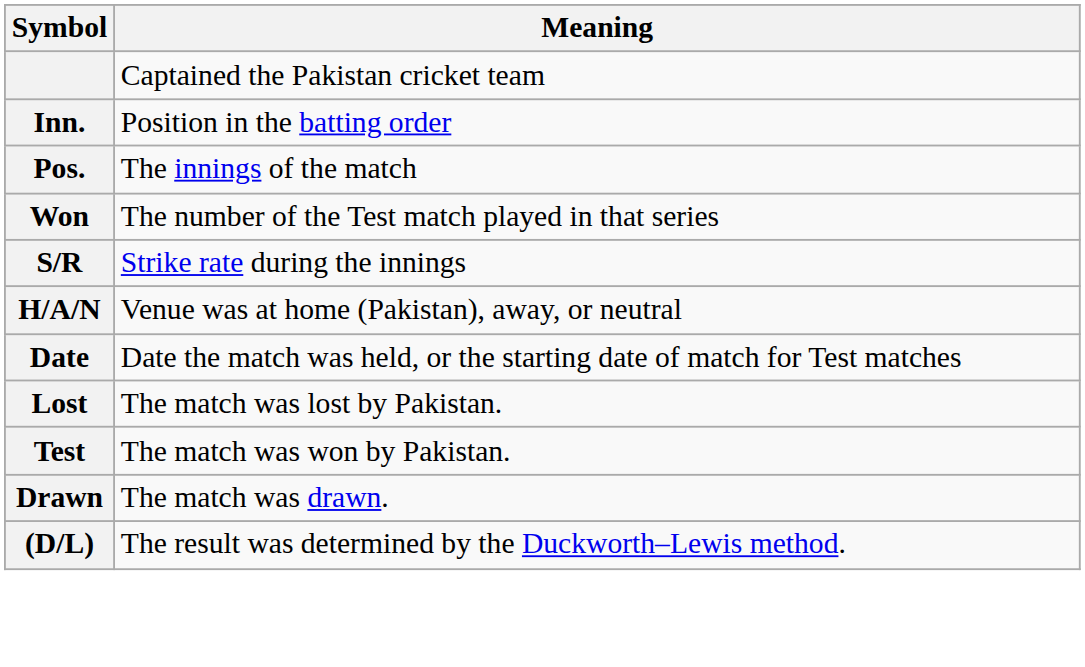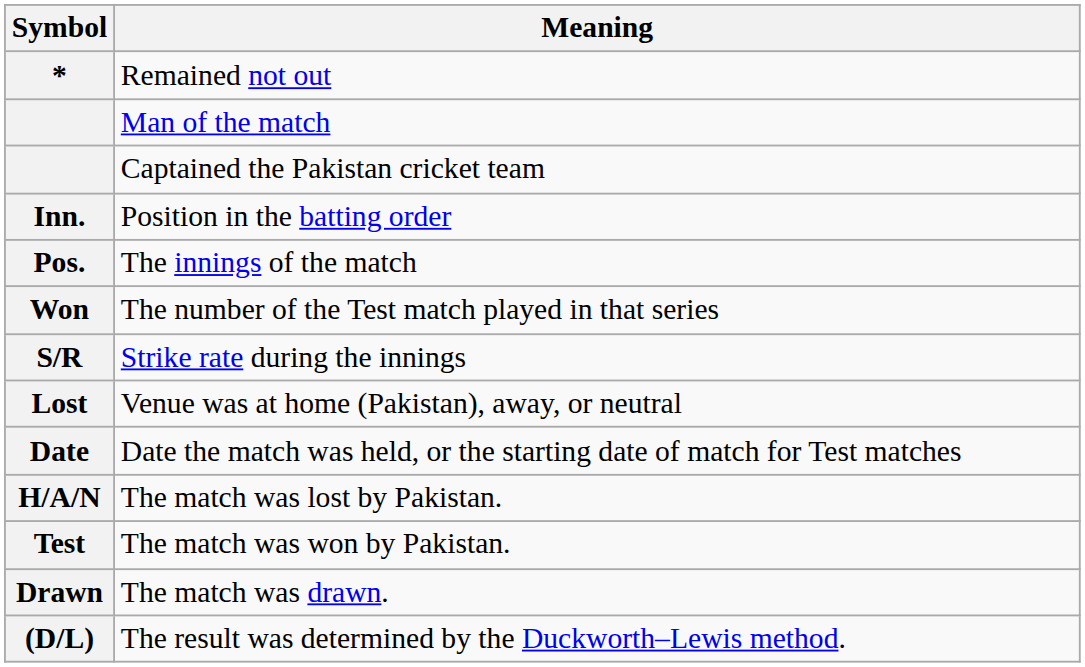+ row: (226, 74)
+ row: (226, 121)
(59, 309) H/A/N -> (59, 403) Lost
(59, 403) Lost -> (59, 497) H/A/N
